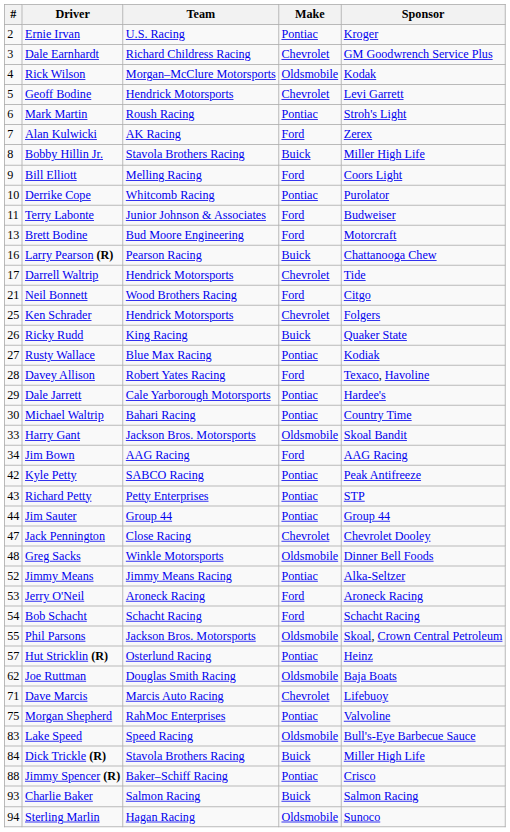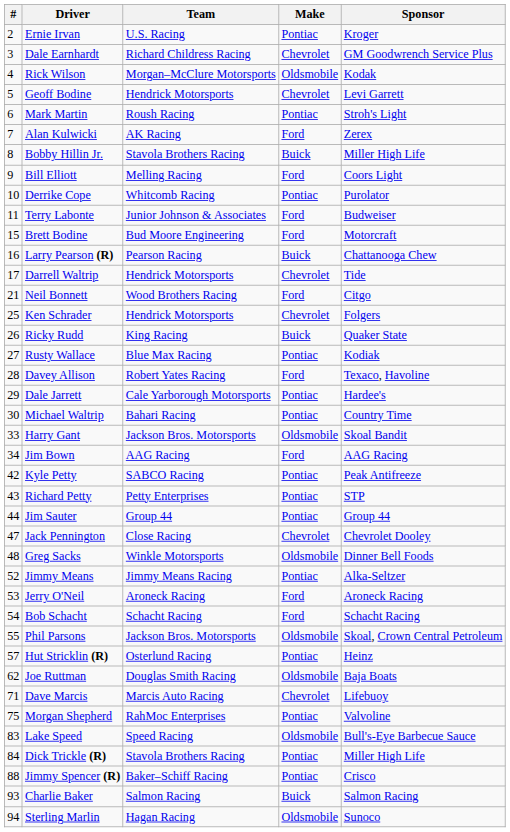(13, 235) 13 -> (13, 235) 15
(296, 756) Buick -> (300, 756) Pontiac
